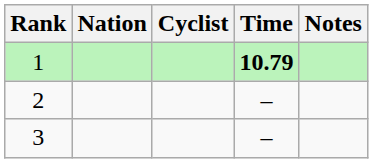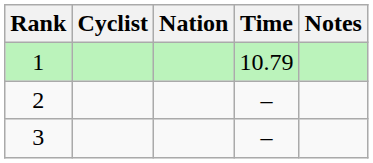columns swapped: (193, 23) <-> (112, 23)
(267, 61) bold -> (267, 61) normal
